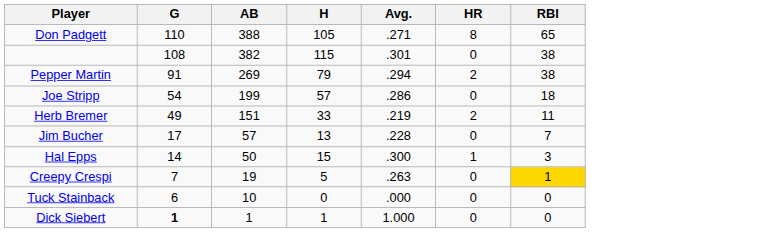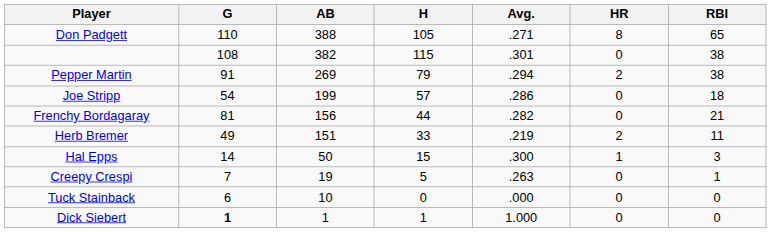+ row: (91, 116)
- row: (71, 136)
(548, 177) gold background -> (717, 177) no background
